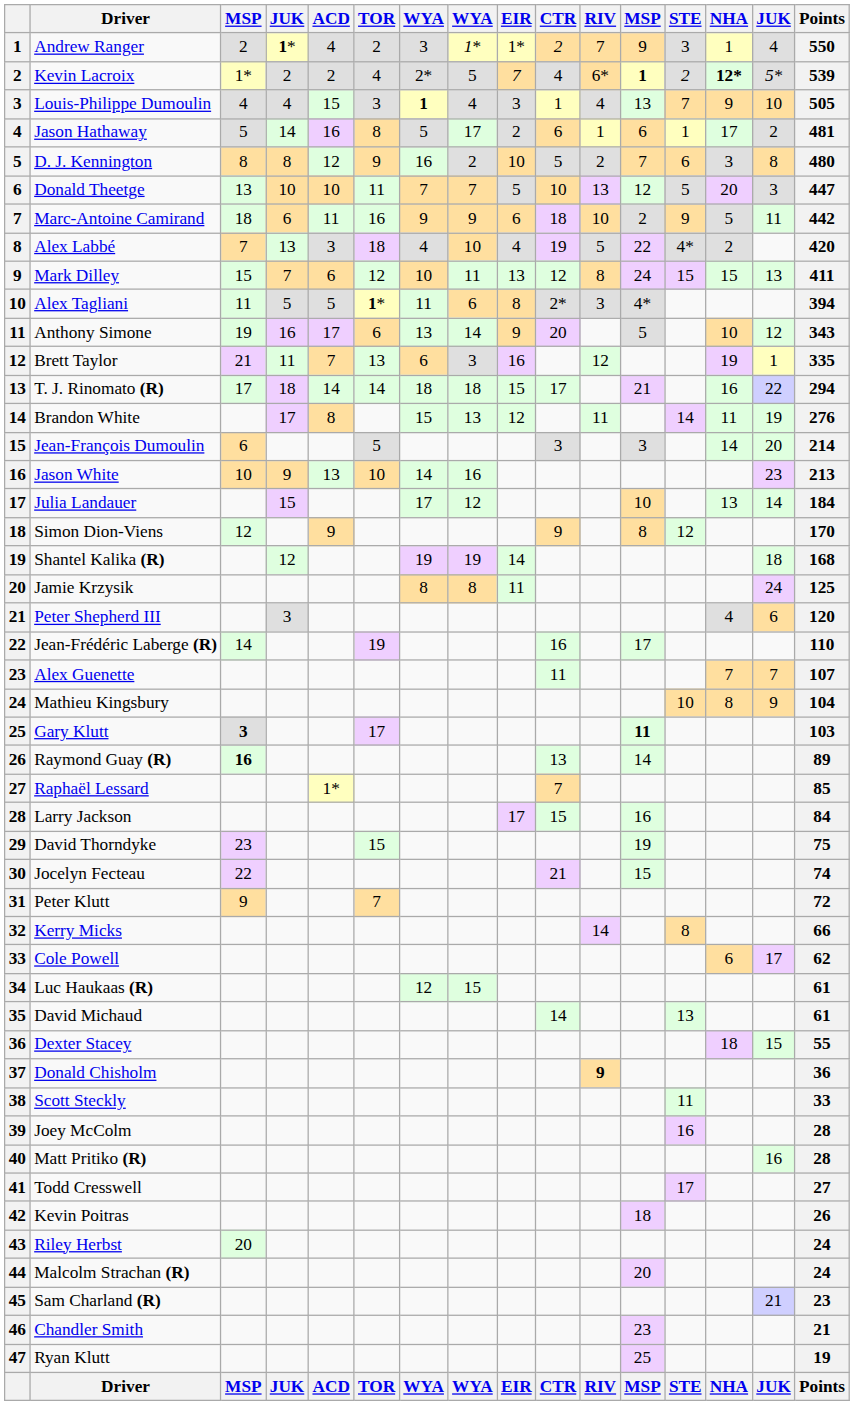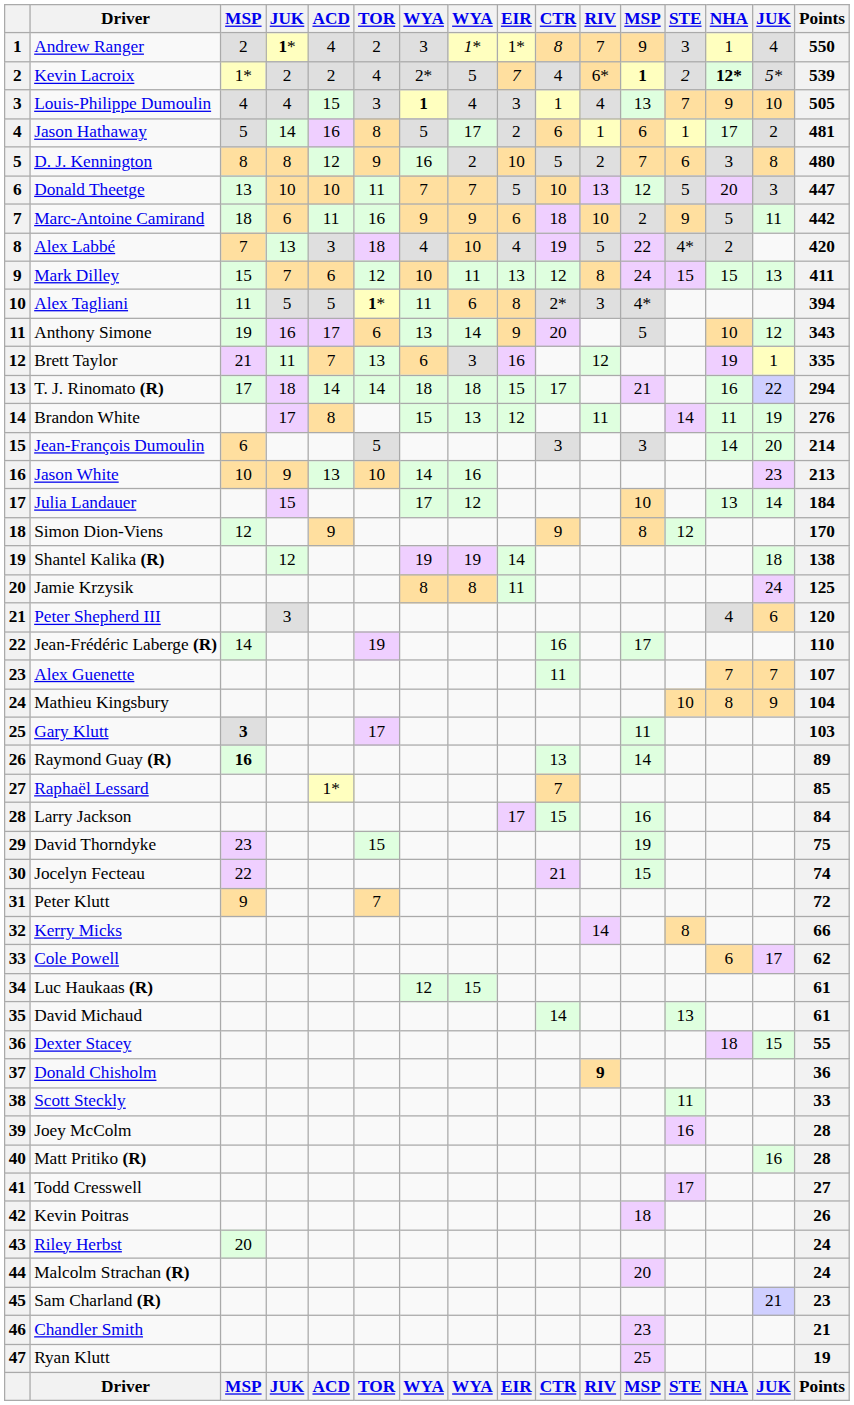(558, 46) 2 -> (558, 46) 8
(822, 559) 168 -> (822, 559) 138
(642, 730) bold -> (642, 730) normal
